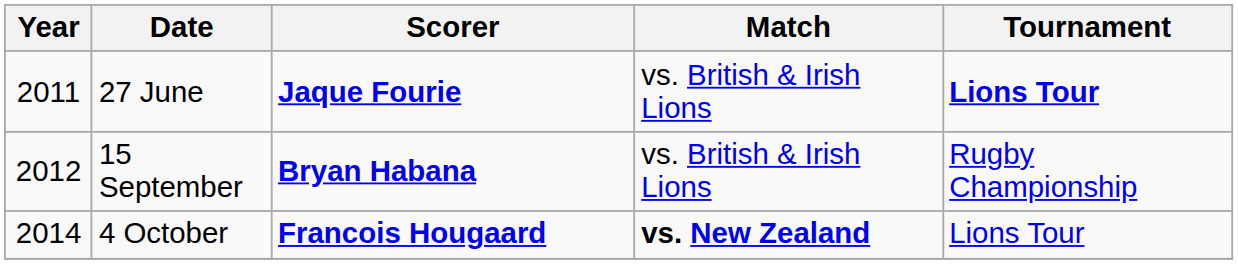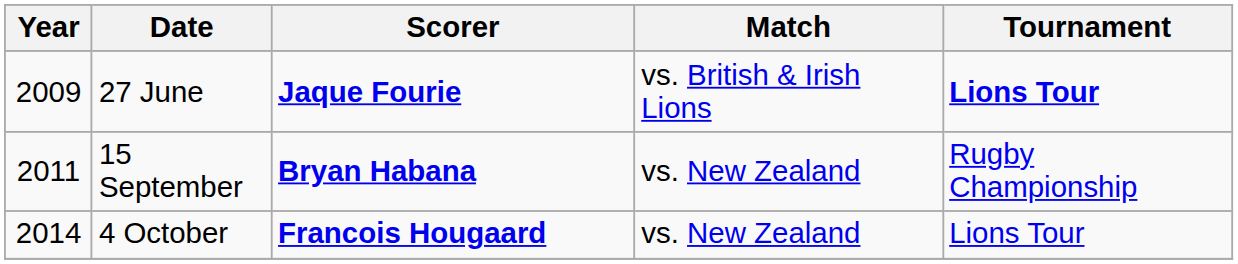(49, 91) 2011 -> (49, 91) 2009
(49, 170) 2012 -> (49, 170) 2011
(751, 170) vs. British & Irish Lions -> (751, 170) vs. New Zealand
(756, 234) bold -> (751, 234) normal
